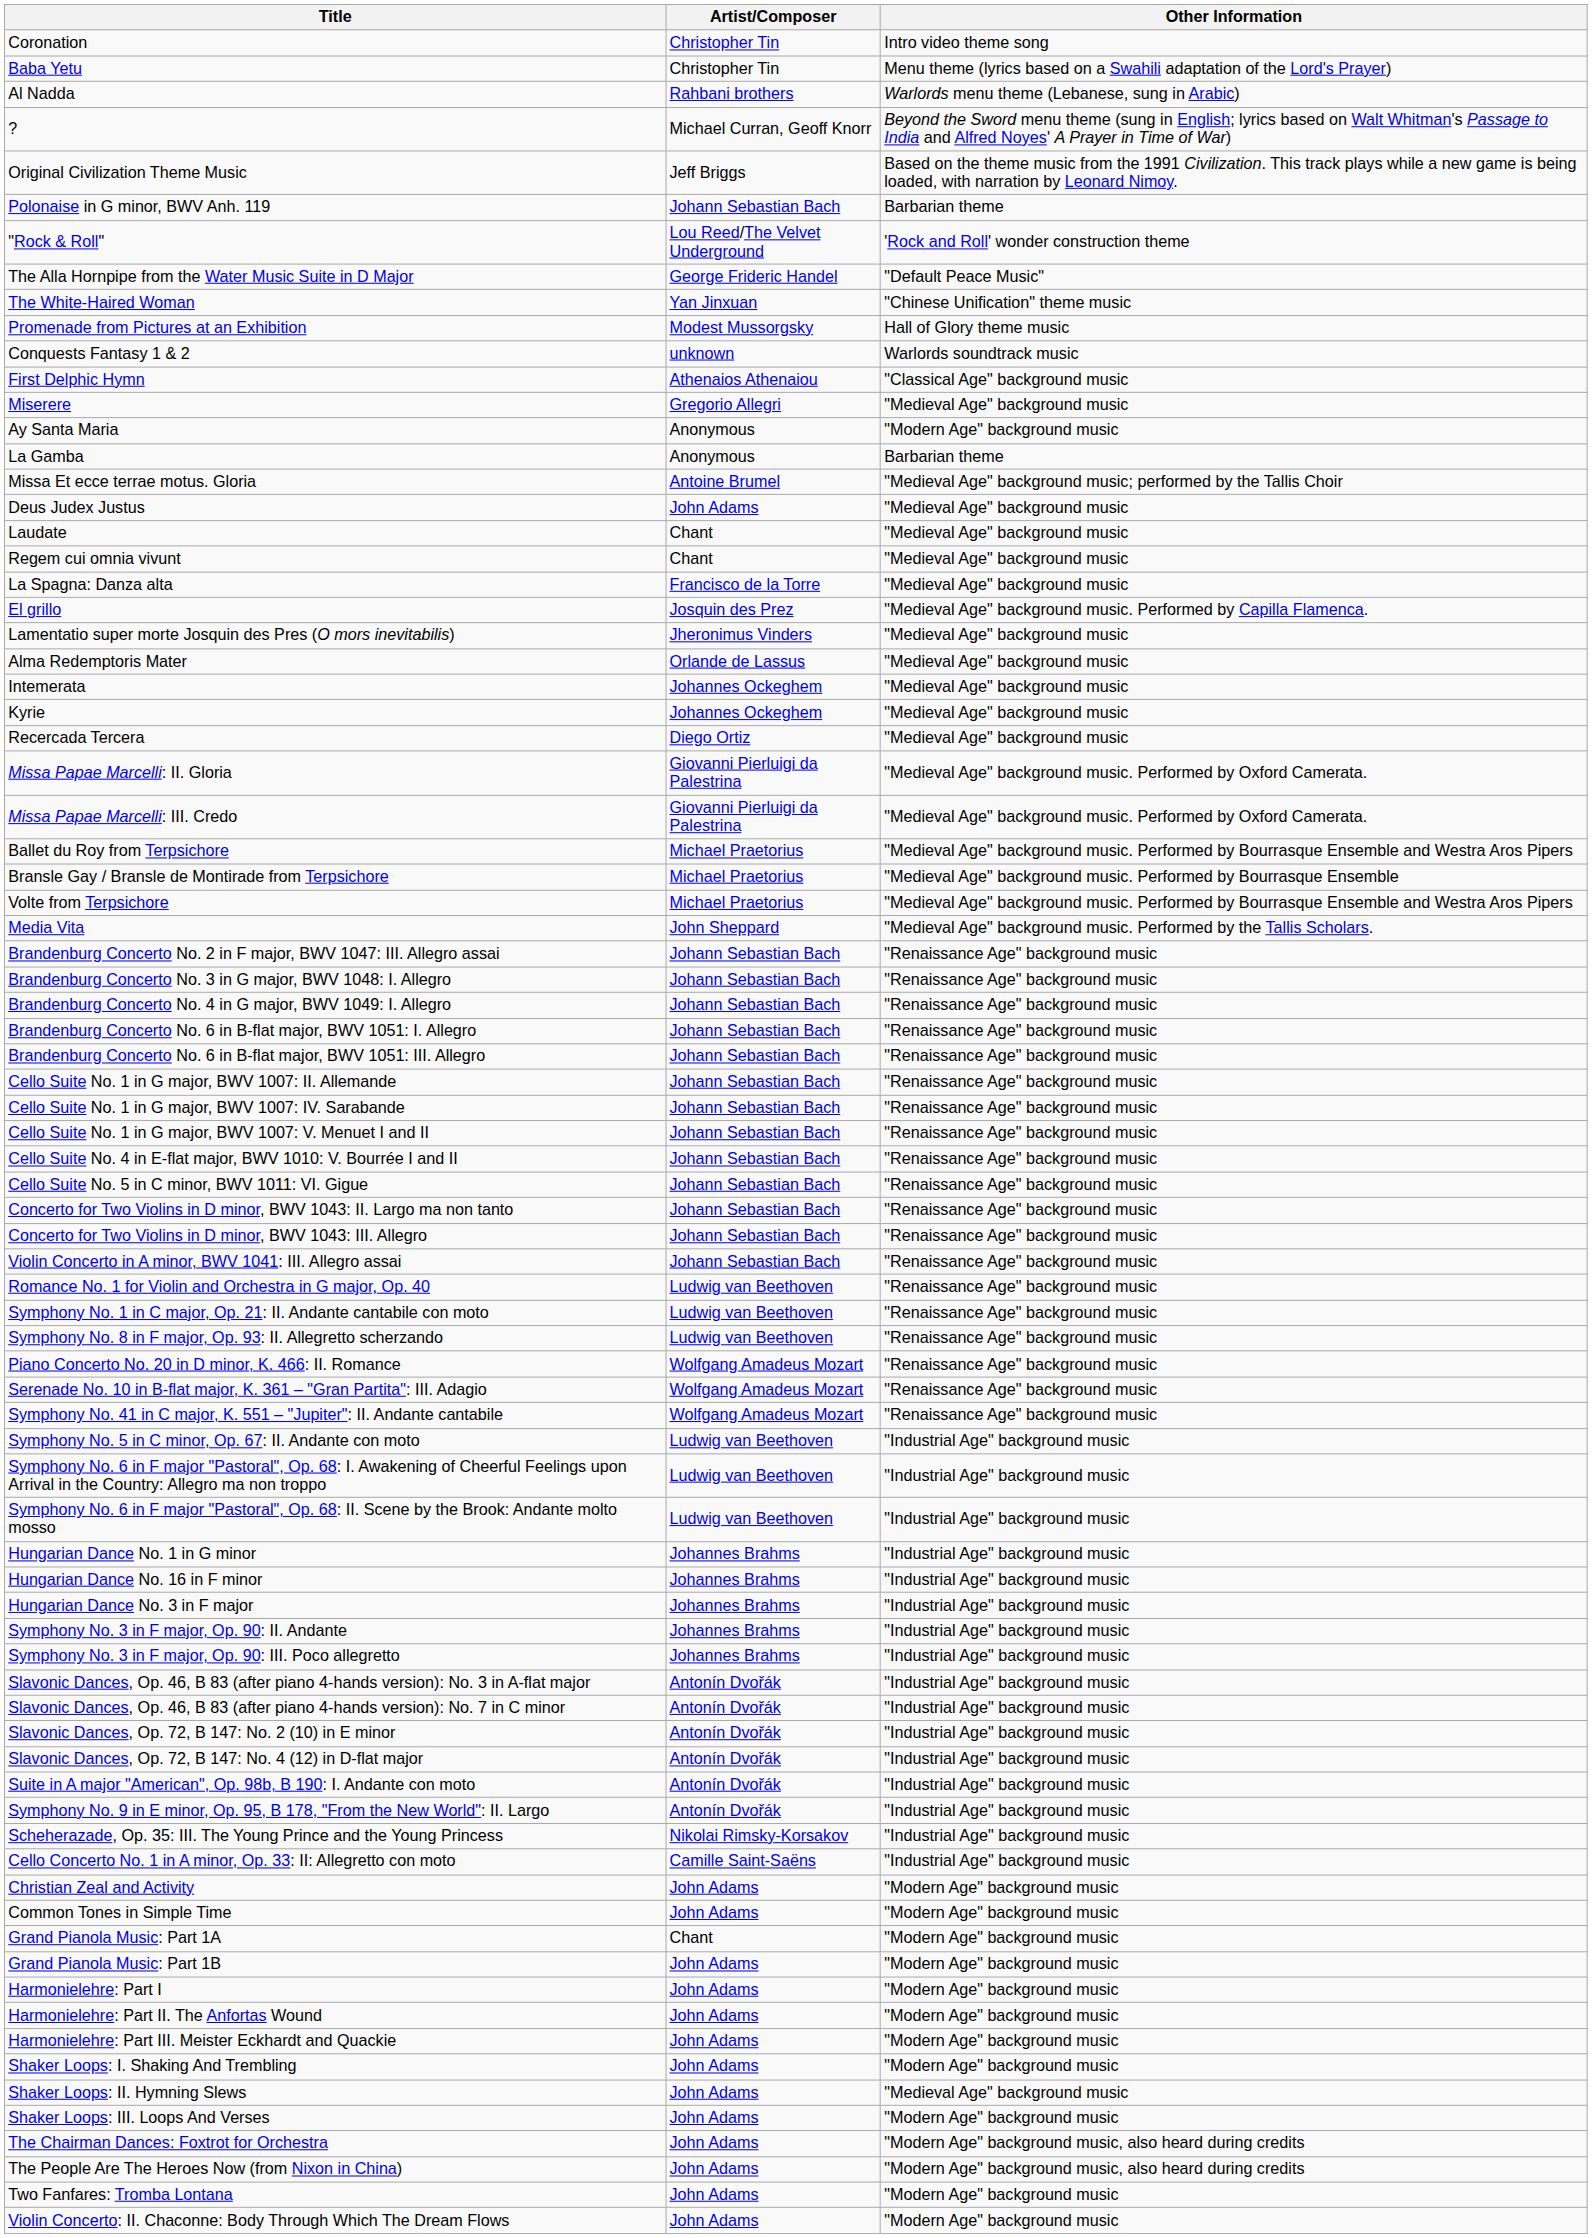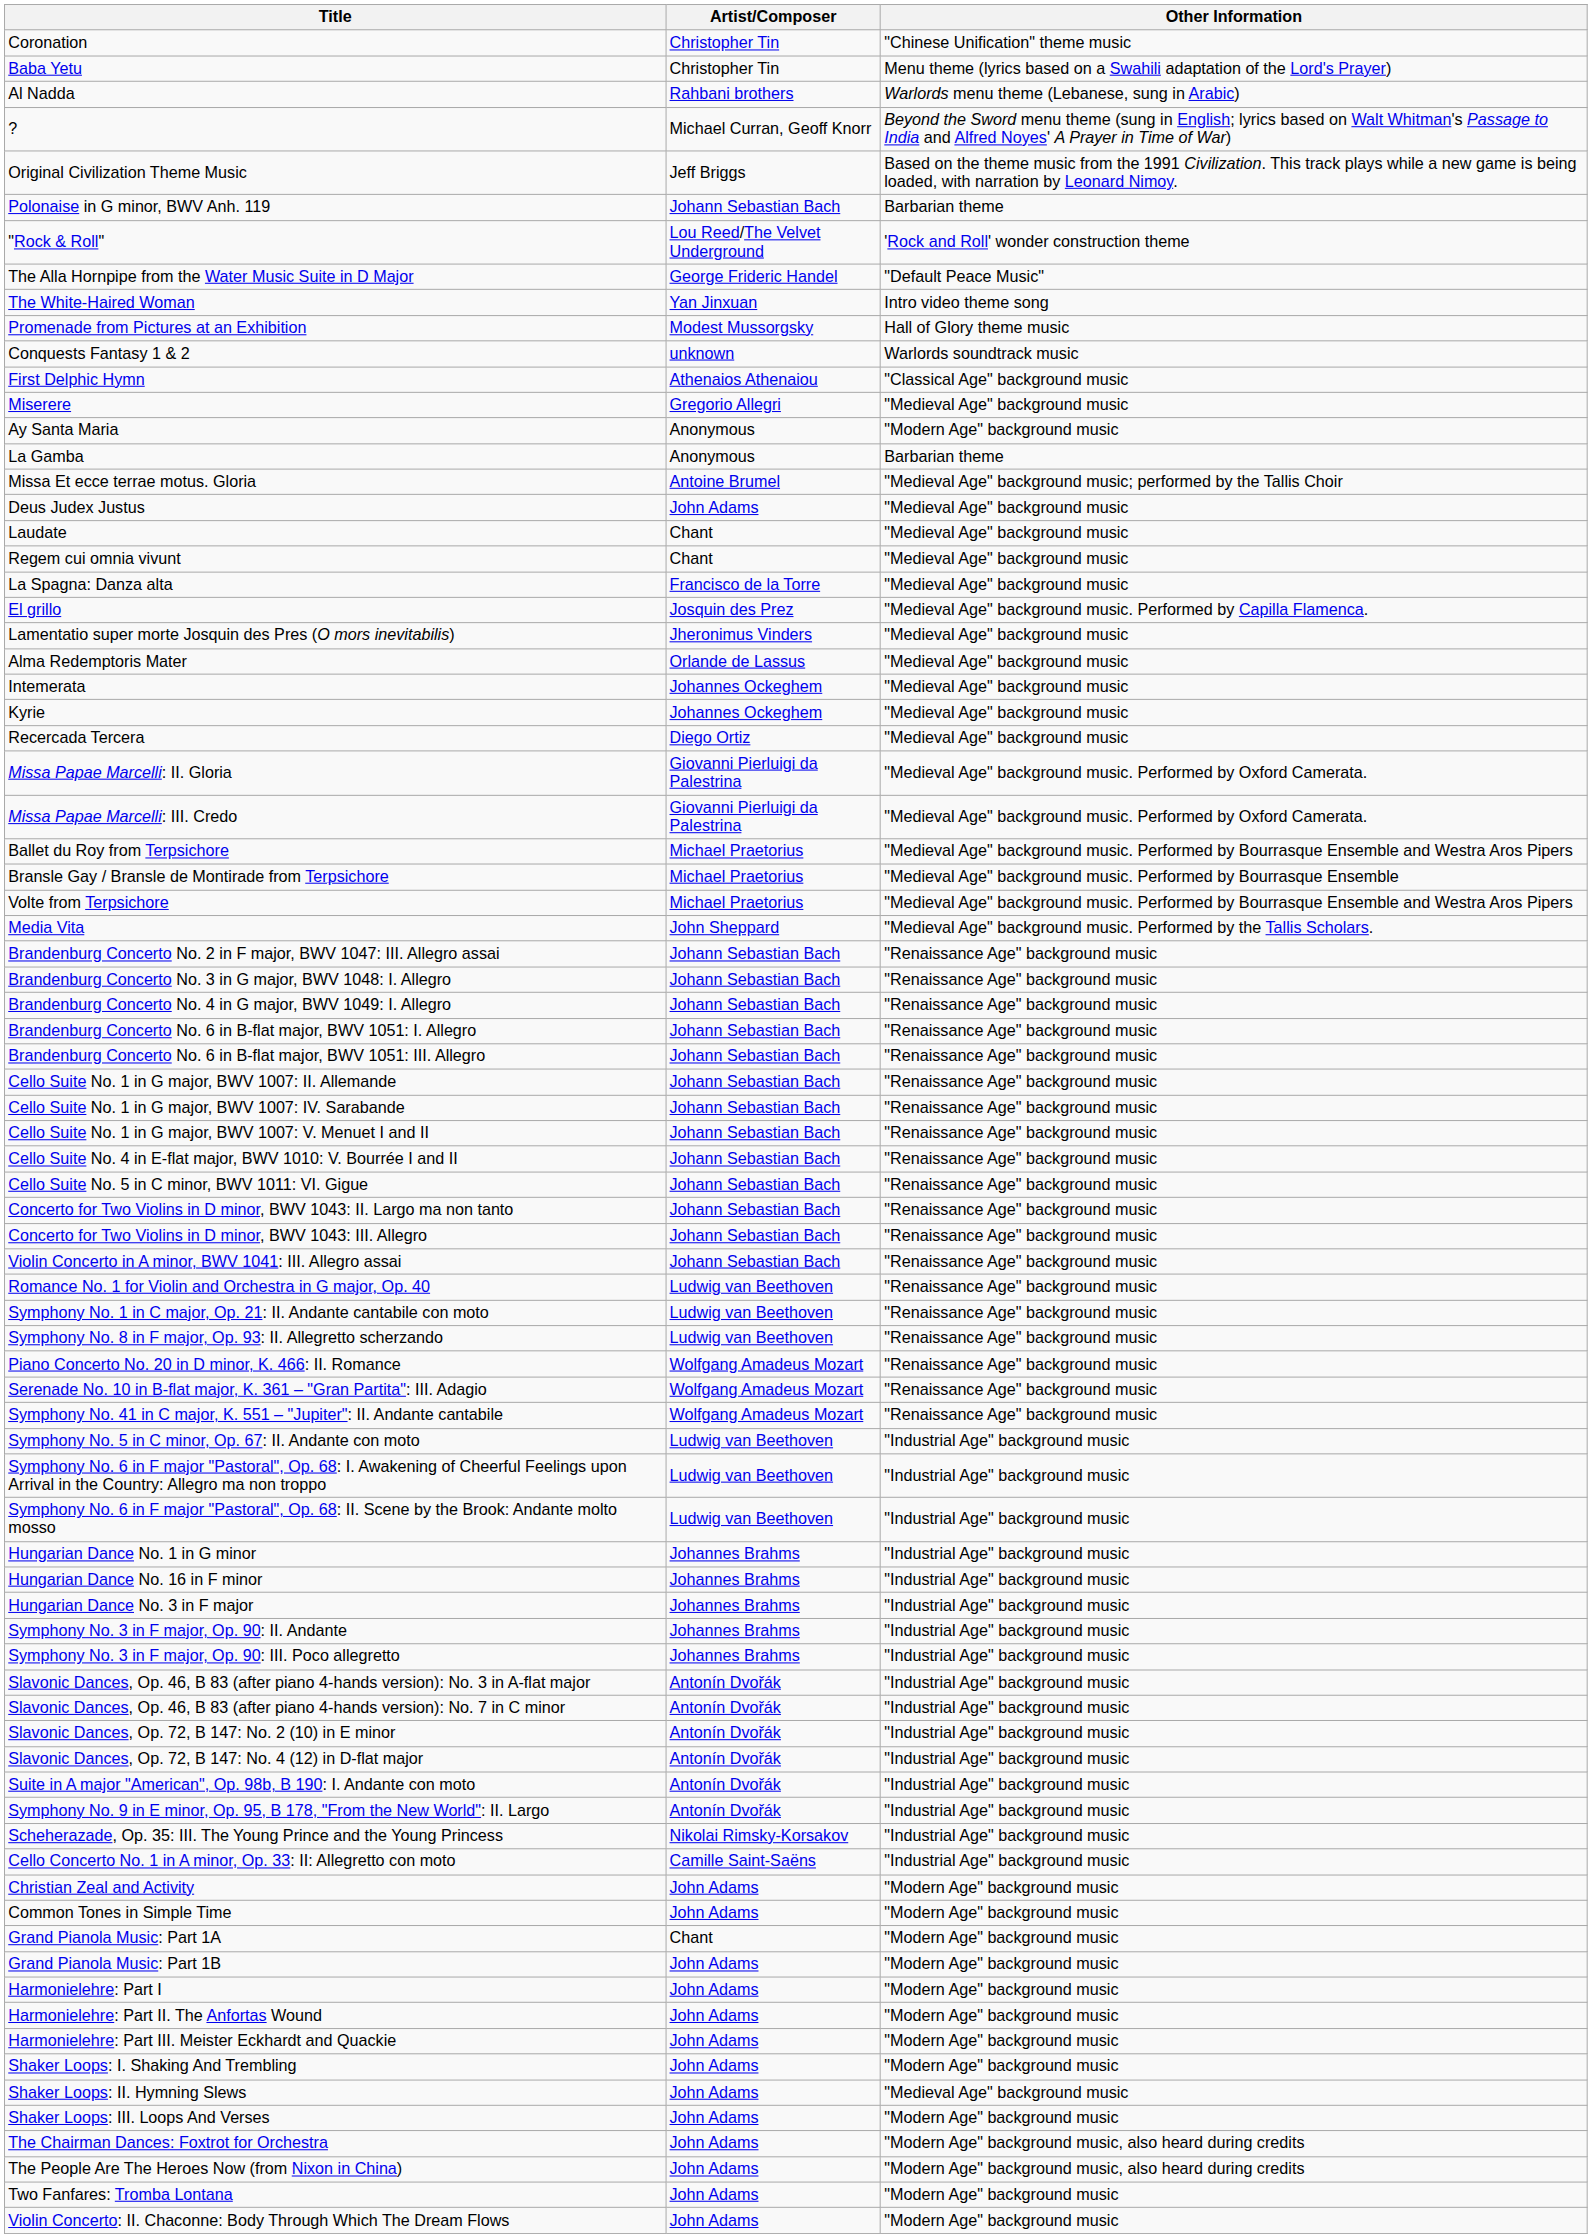(966, 42) Intro video theme song -> (1008, 42) "Chinese Unification" theme music
(1008, 302) "Chinese Unification" theme music -> (966, 302) Intro video theme song
